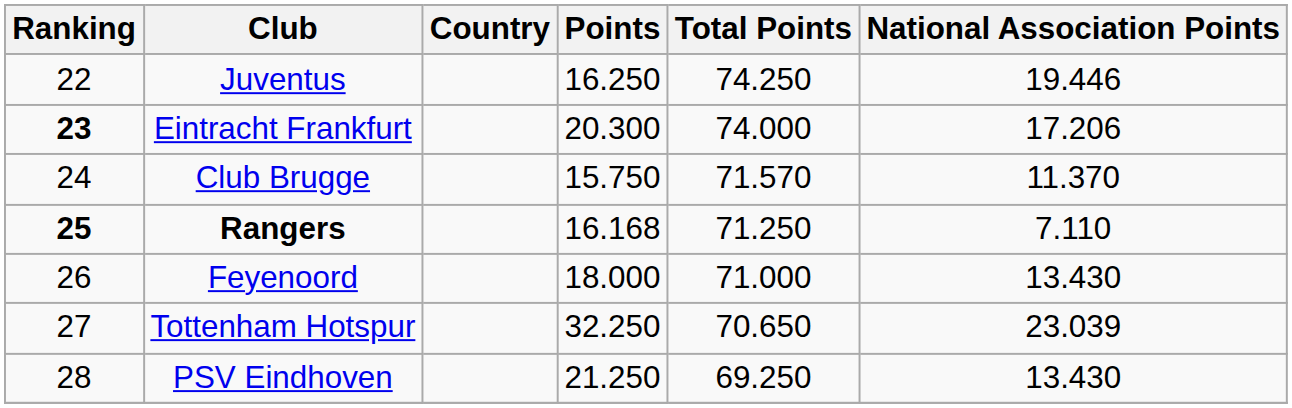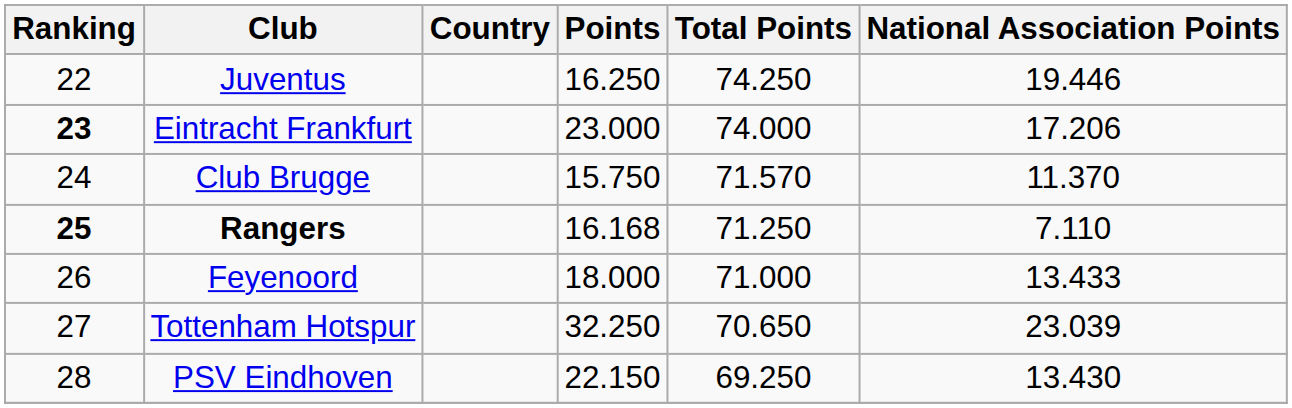(612, 128) 20.300 -> (612, 128) 23.000
(1073, 278) 13.430 -> (1073, 278) 13.433
(612, 377) 21.250 -> (612, 377) 22.150
